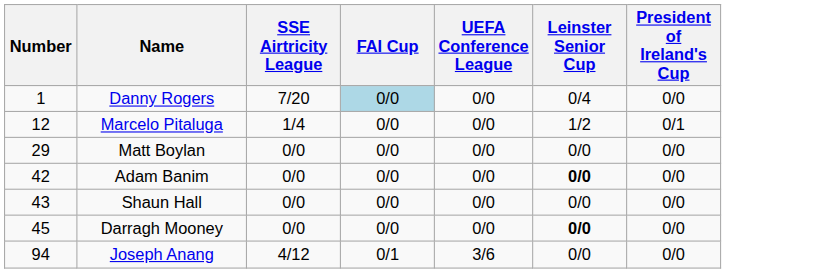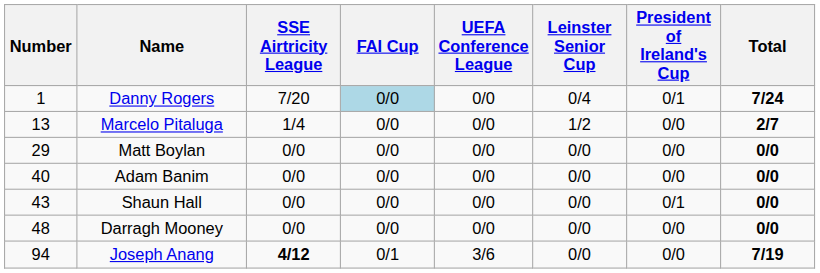+ column: (768, 45)
(674, 99) 0/0 -> (674, 99) 0/1
(41, 125) 12 -> (41, 125) 13
(674, 125) 0/1 -> (674, 125) 0/0
(41, 177) 42 -> (41, 177) 40
(580, 177) bold -> (580, 177) normal
(674, 203) 0/0 -> (674, 203) 0/1
(41, 229) 45 -> (41, 229) 48
(580, 229) bold -> (580, 229) normal
(294, 255) normal -> (294, 255) bold
